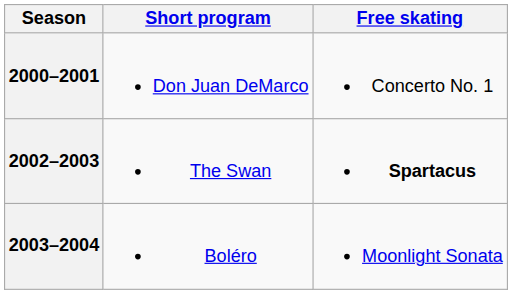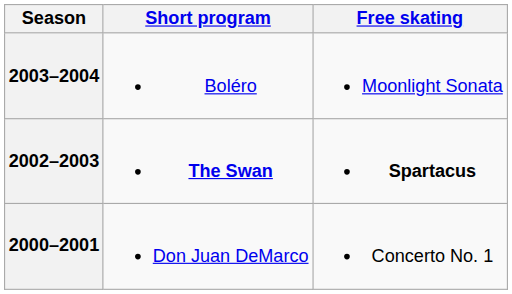rows swapped: (54, 246) <-> (54, 75)
(208, 171) normal -> (208, 171) bold
